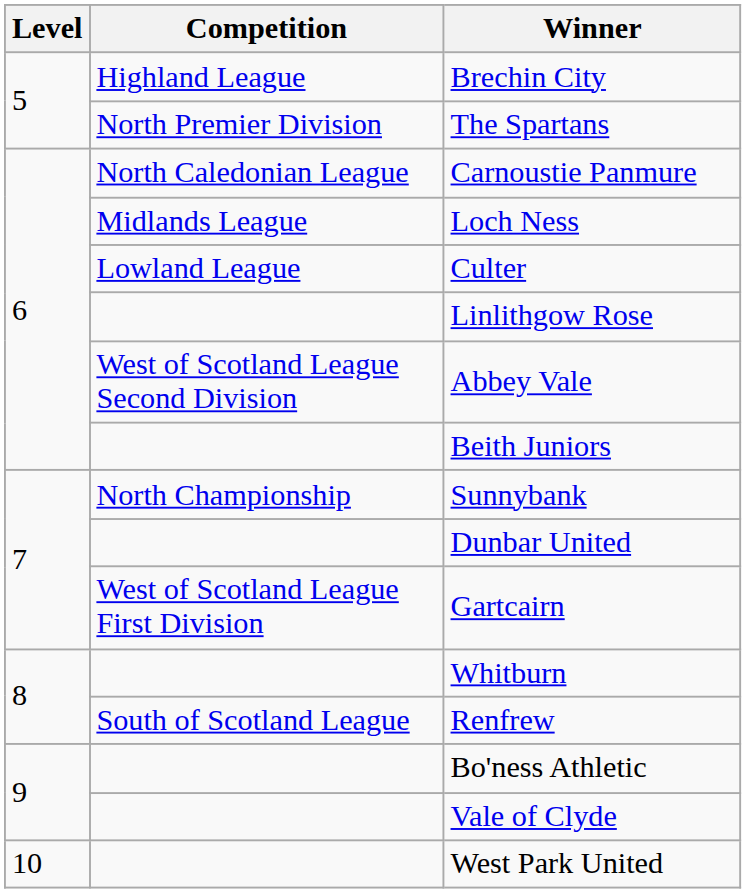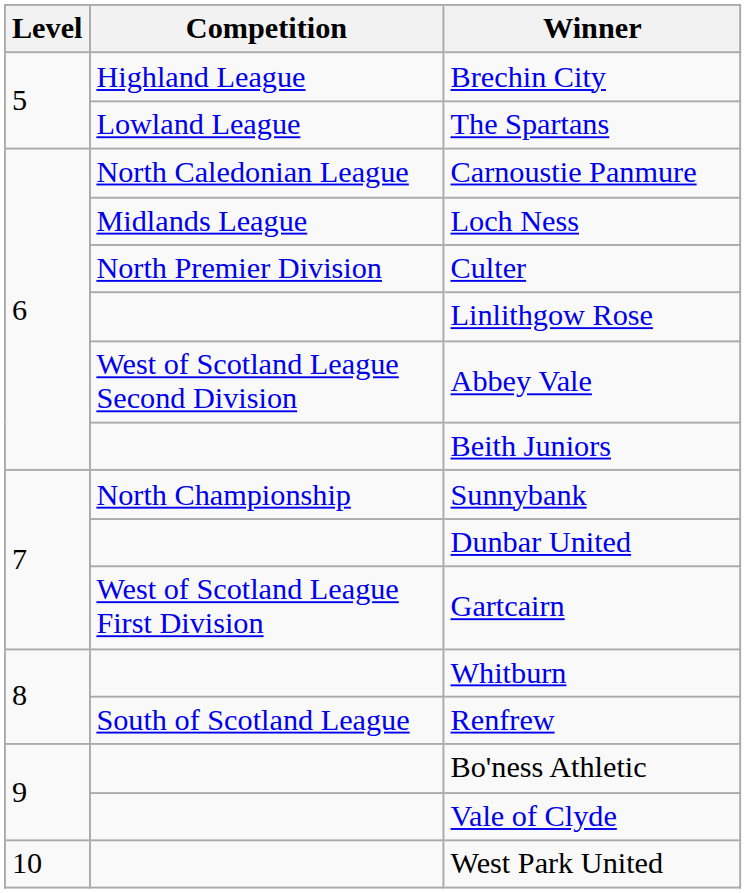(239, 124) North Premier Division -> (198, 124) Lowland League
(198, 268) Lowland League -> (239, 268) North Premier Division
